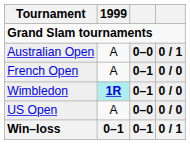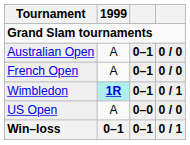(143, 52) 0–0 -> (143, 52) 0–1
(170, 52) 0 / 1 -> (170, 52) 0 / 0
(170, 91) 0 / 0 -> (170, 91) 0 / 1
